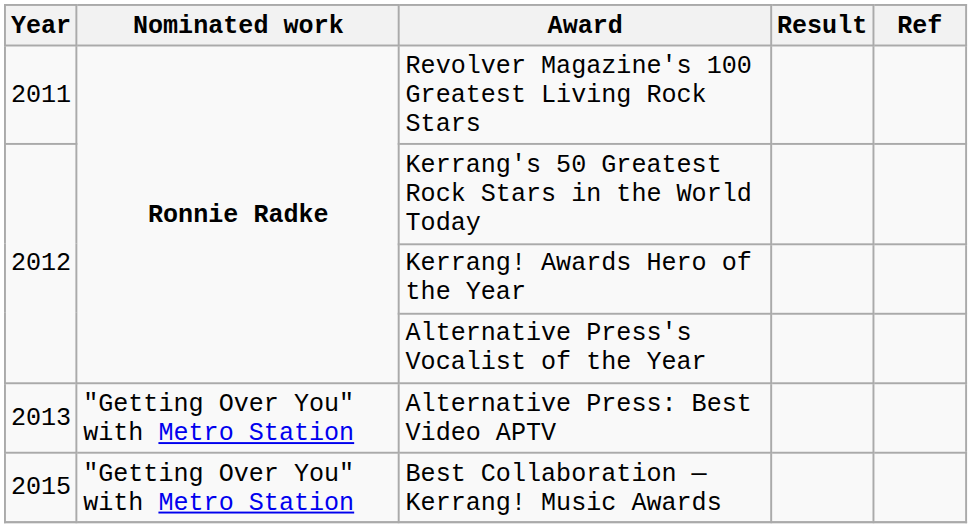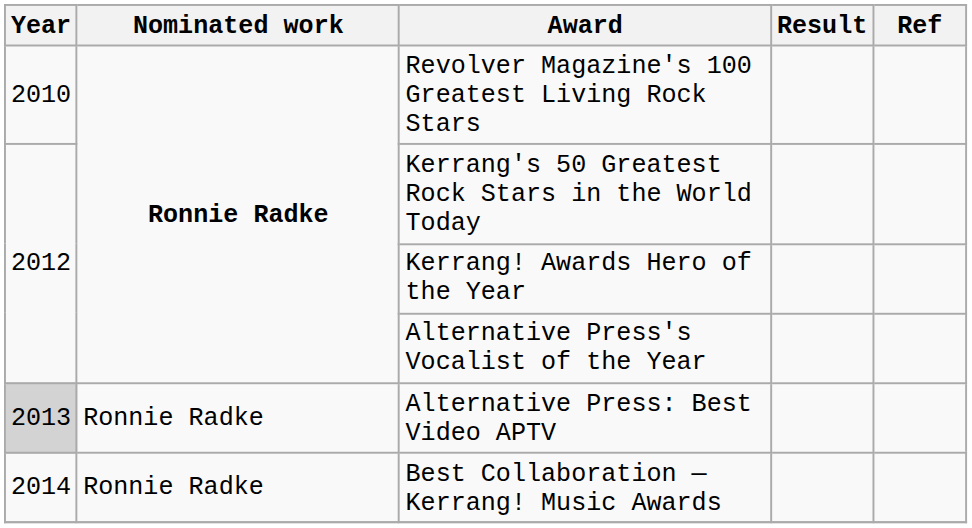(41, 95) 2011 -> (41, 95) 2010
(41, 418) no background -> (41, 418) lightgrey background
(219, 418) "Getting Over You" with Metro Station -> (173, 418) Ronnie Radke
(41, 488) 2015 -> (41, 488) 2014
(219, 488) "Getting Over You" with Metro Station -> (173, 488) Ronnie Radke
